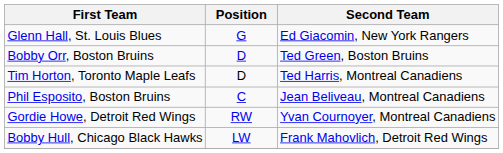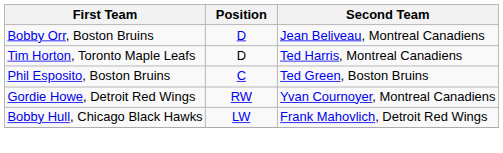- row: (84, 35)
(354, 55) Ted Green, Boston Bruins -> (382, 35) Jean Beliveau, Montreal Canadiens
(382, 96) Jean Beliveau, Montreal Canadiens -> (354, 76) Ted Green, Boston Bruins
